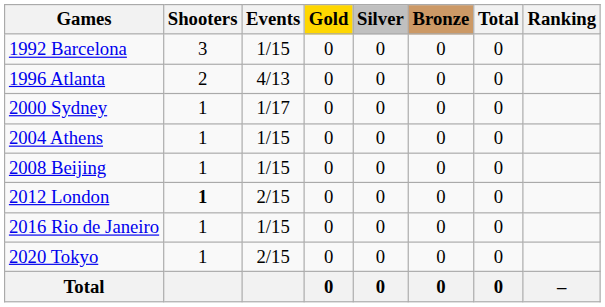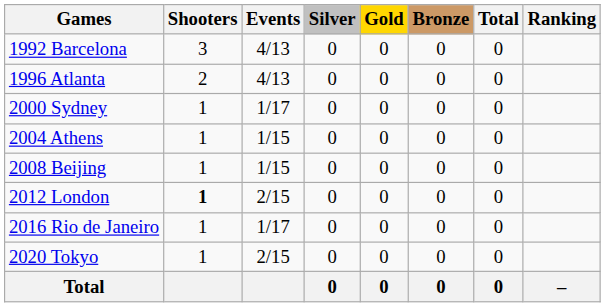columns swapped: (329, 19) <-> (380, 19)
(273, 49) 1/15 -> (273, 49) 4/13
(273, 227) 1/15 -> (273, 227) 1/17
